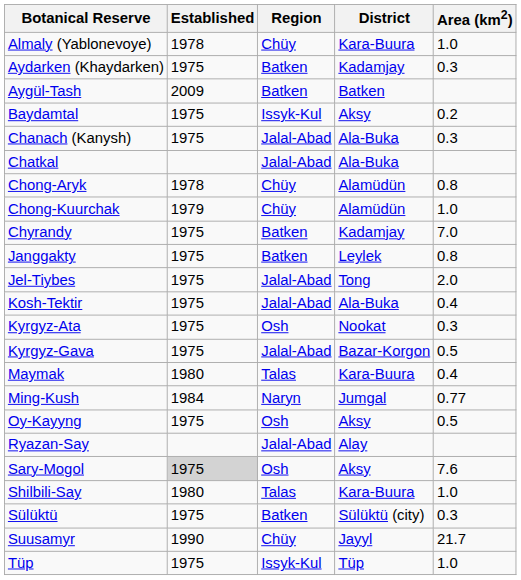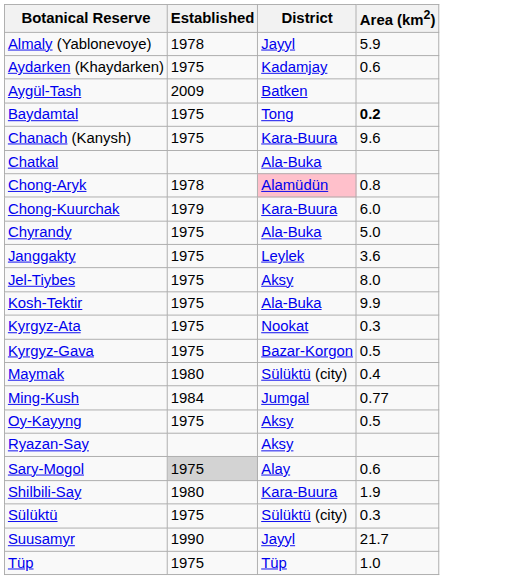- column: (296, 18)
(376, 43) Kara-Buura -> (278, 43) Jayyl
(447, 43) 1.0 -> (370, 43) 5.9
(447, 67) 0.3 -> (370, 67) 0.6
(355, 114) Aksy -> (277, 114) Tong
(447, 114) normal -> (370, 114) bold
(369, 138) Ala-Buka -> (299, 138) Kara-Buura
(447, 138) 0.3 -> (370, 138) 9.6
(372, 185) no background -> (295, 185) pink background
(372, 209) Alamüdün -> (299, 209) Kara-Buura
(447, 209) 1.0 -> (370, 209) 6.0
(371, 232) Kadamjay -> (291, 232) Ala-Buka
(447, 232) 7.0 -> (370, 232) 5.0
(447, 256) 0.8 -> (370, 256) 3.6
(355, 279) Tong -> (277, 279) Aksy
(447, 279) 2.0 -> (370, 279) 8.0
(447, 303) 0.4 -> (370, 303) 9.9
(376, 374) Kara-Buura -> (304, 374) Sülüktü (city)
(353, 445) Alay -> (277, 445) Aksy
(355, 468) Aksy -> (276, 468) Alay
(447, 468) 7.6 -> (370, 468) 0.6
(447, 492) 1.0 -> (370, 492) 1.9
